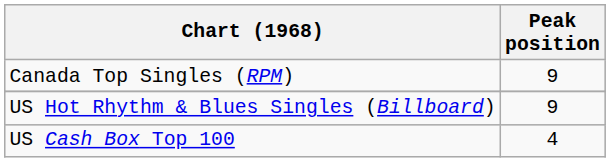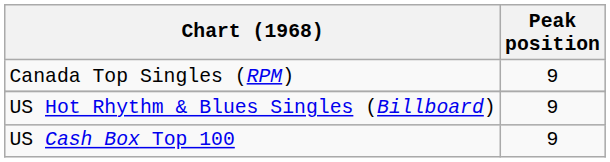(553, 140) 4 -> (553, 140) 9
